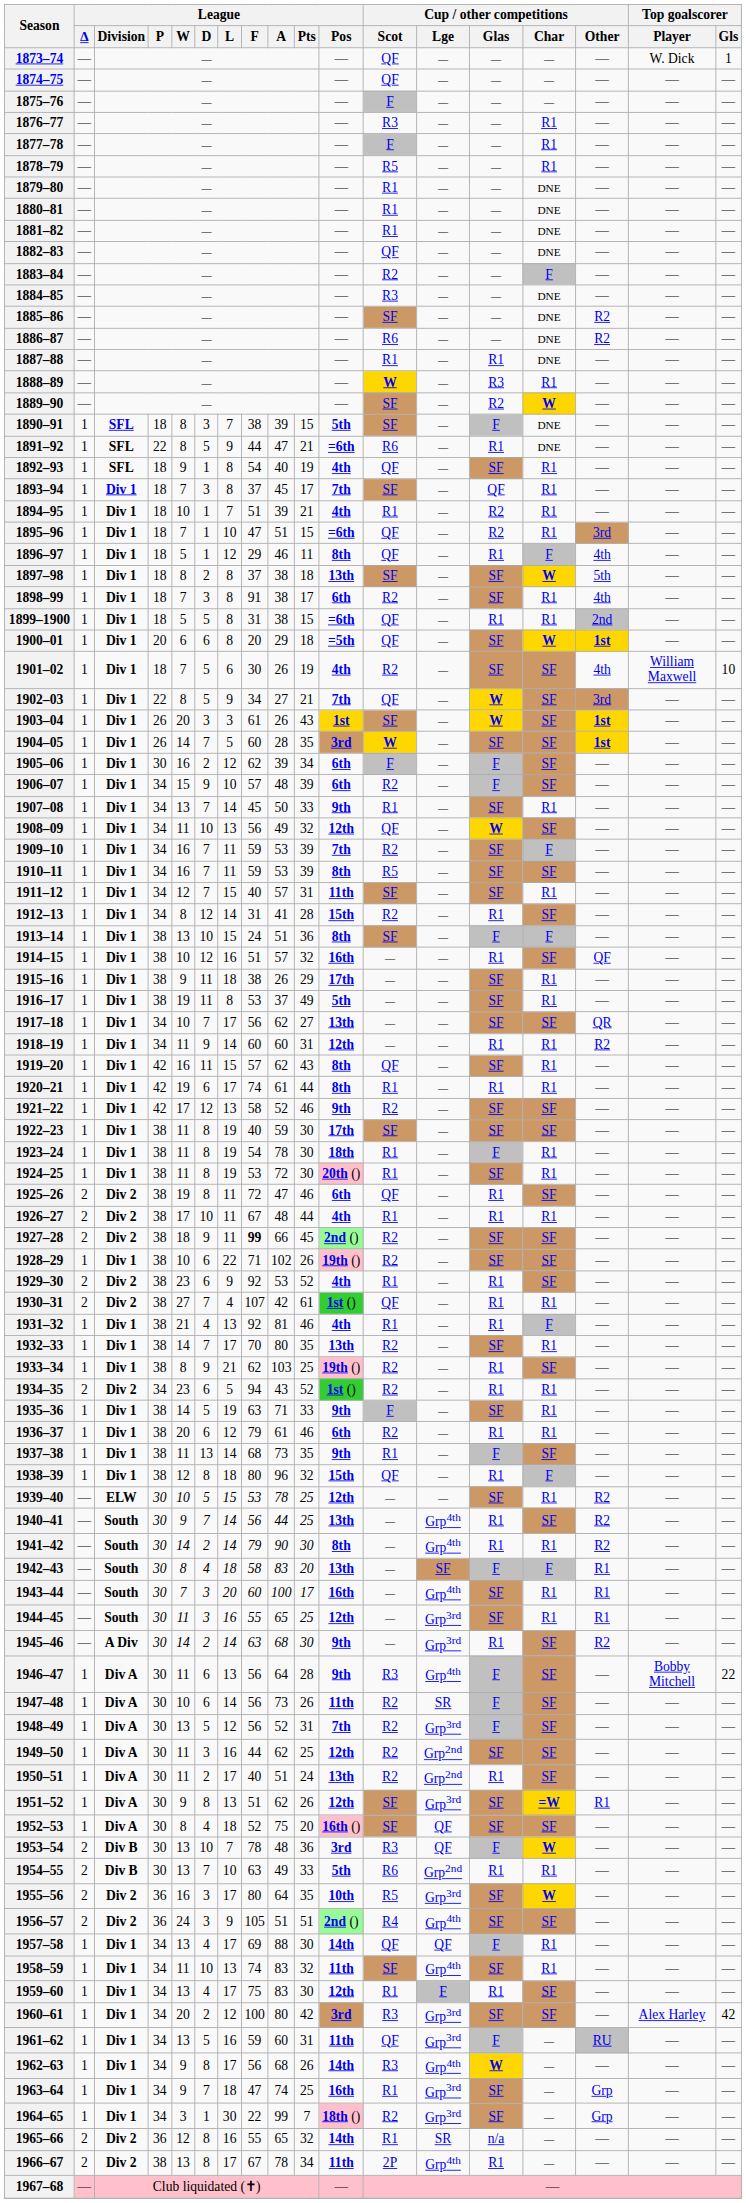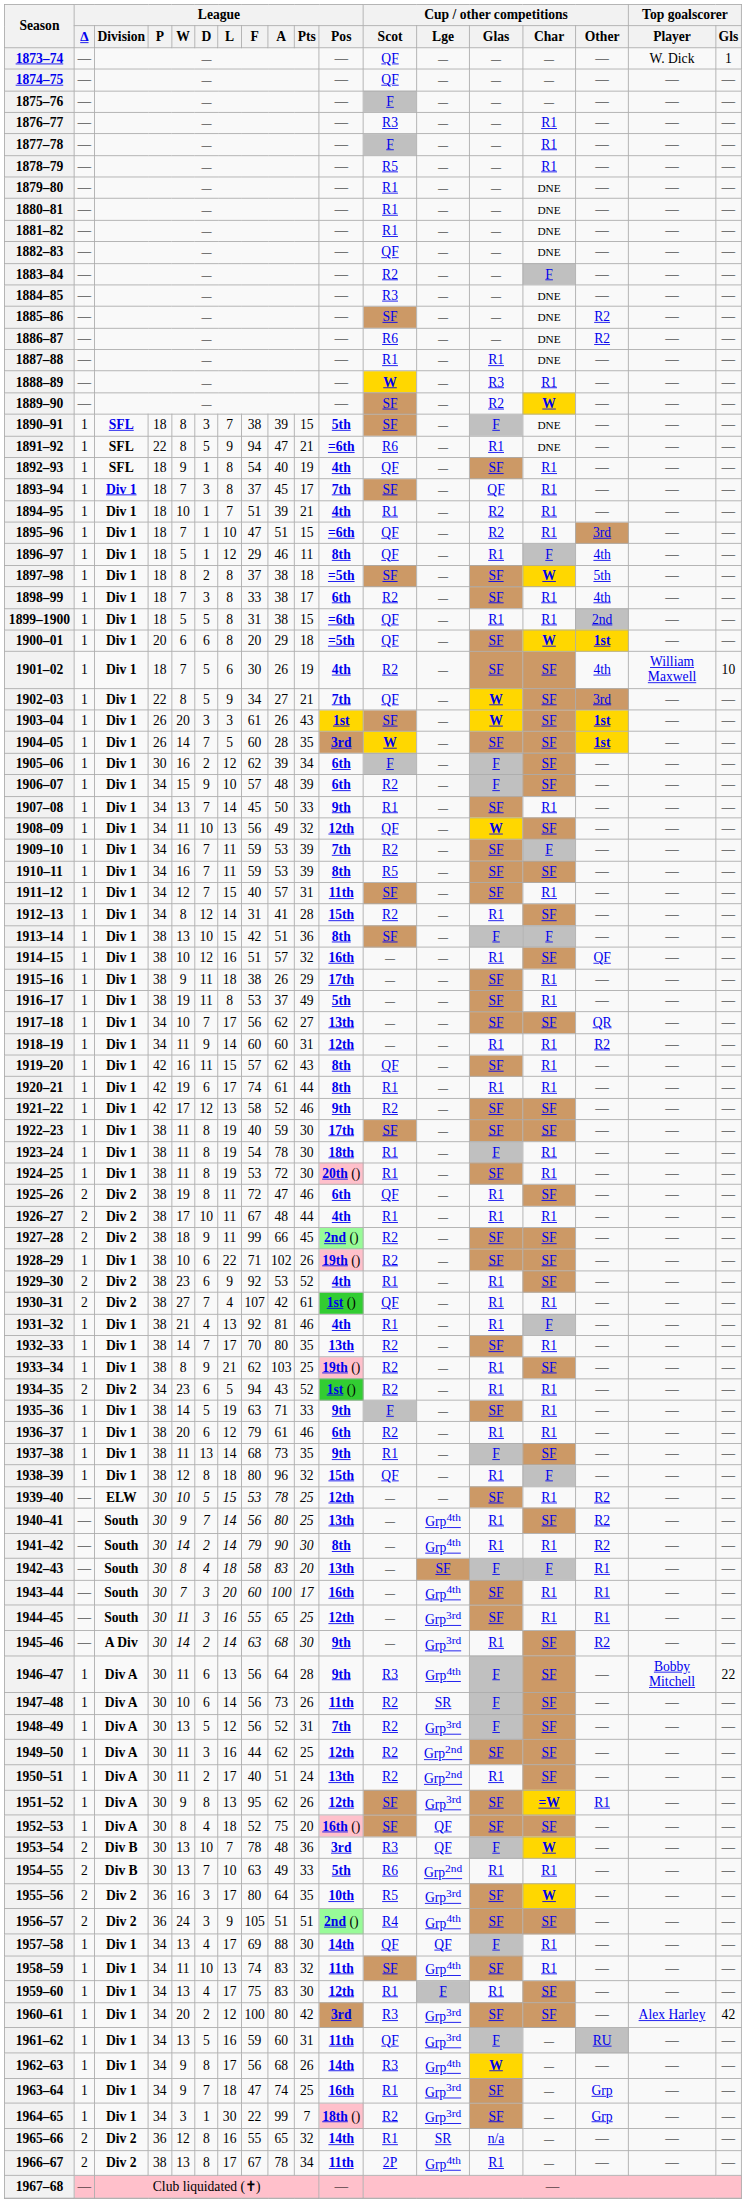(255, 446) 44 -> (255, 446) 94
(341, 576) 13th -> (341, 576) =5th
(255, 597) 91 -> (255, 597) 33
(255, 936) 24 -> (255, 936) 42
(255, 1238) bold -> (255, 1238) normal
(281, 1520) 44 -> (281, 1520) 80
(255, 1802) 51 -> (255, 1802) 95
